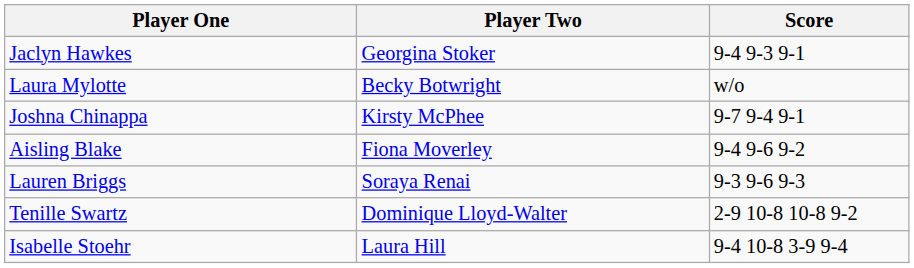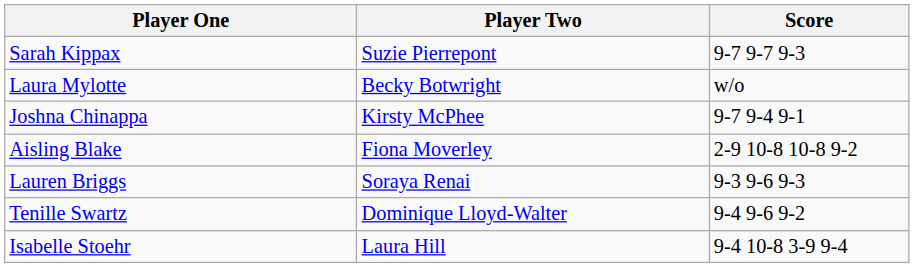- row: (71, 52)
+ row: (65, 52)
(760, 149) 9-4 9-6 9-2 -> (786, 149) 2-9 10-8 10-8 9-2
(786, 213) 2-9 10-8 10-8 9-2 -> (760, 213) 9-4 9-6 9-2
